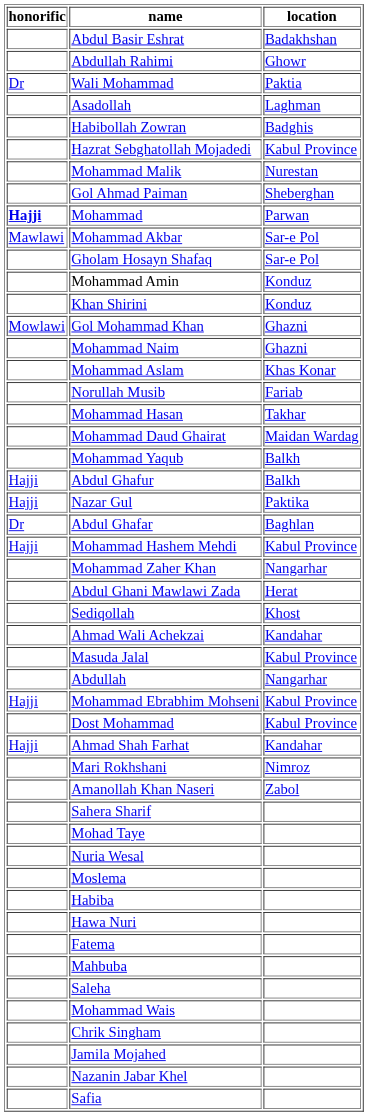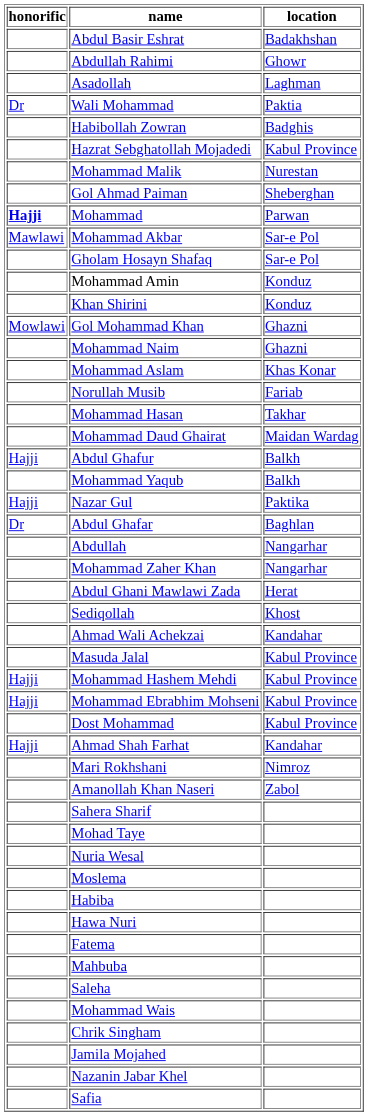rows swapped: (122, 83) <-> (101, 105)
rows swapped: (127, 458) <-> (112, 480)
rows swapped: (99, 679) <-> (154, 546)
